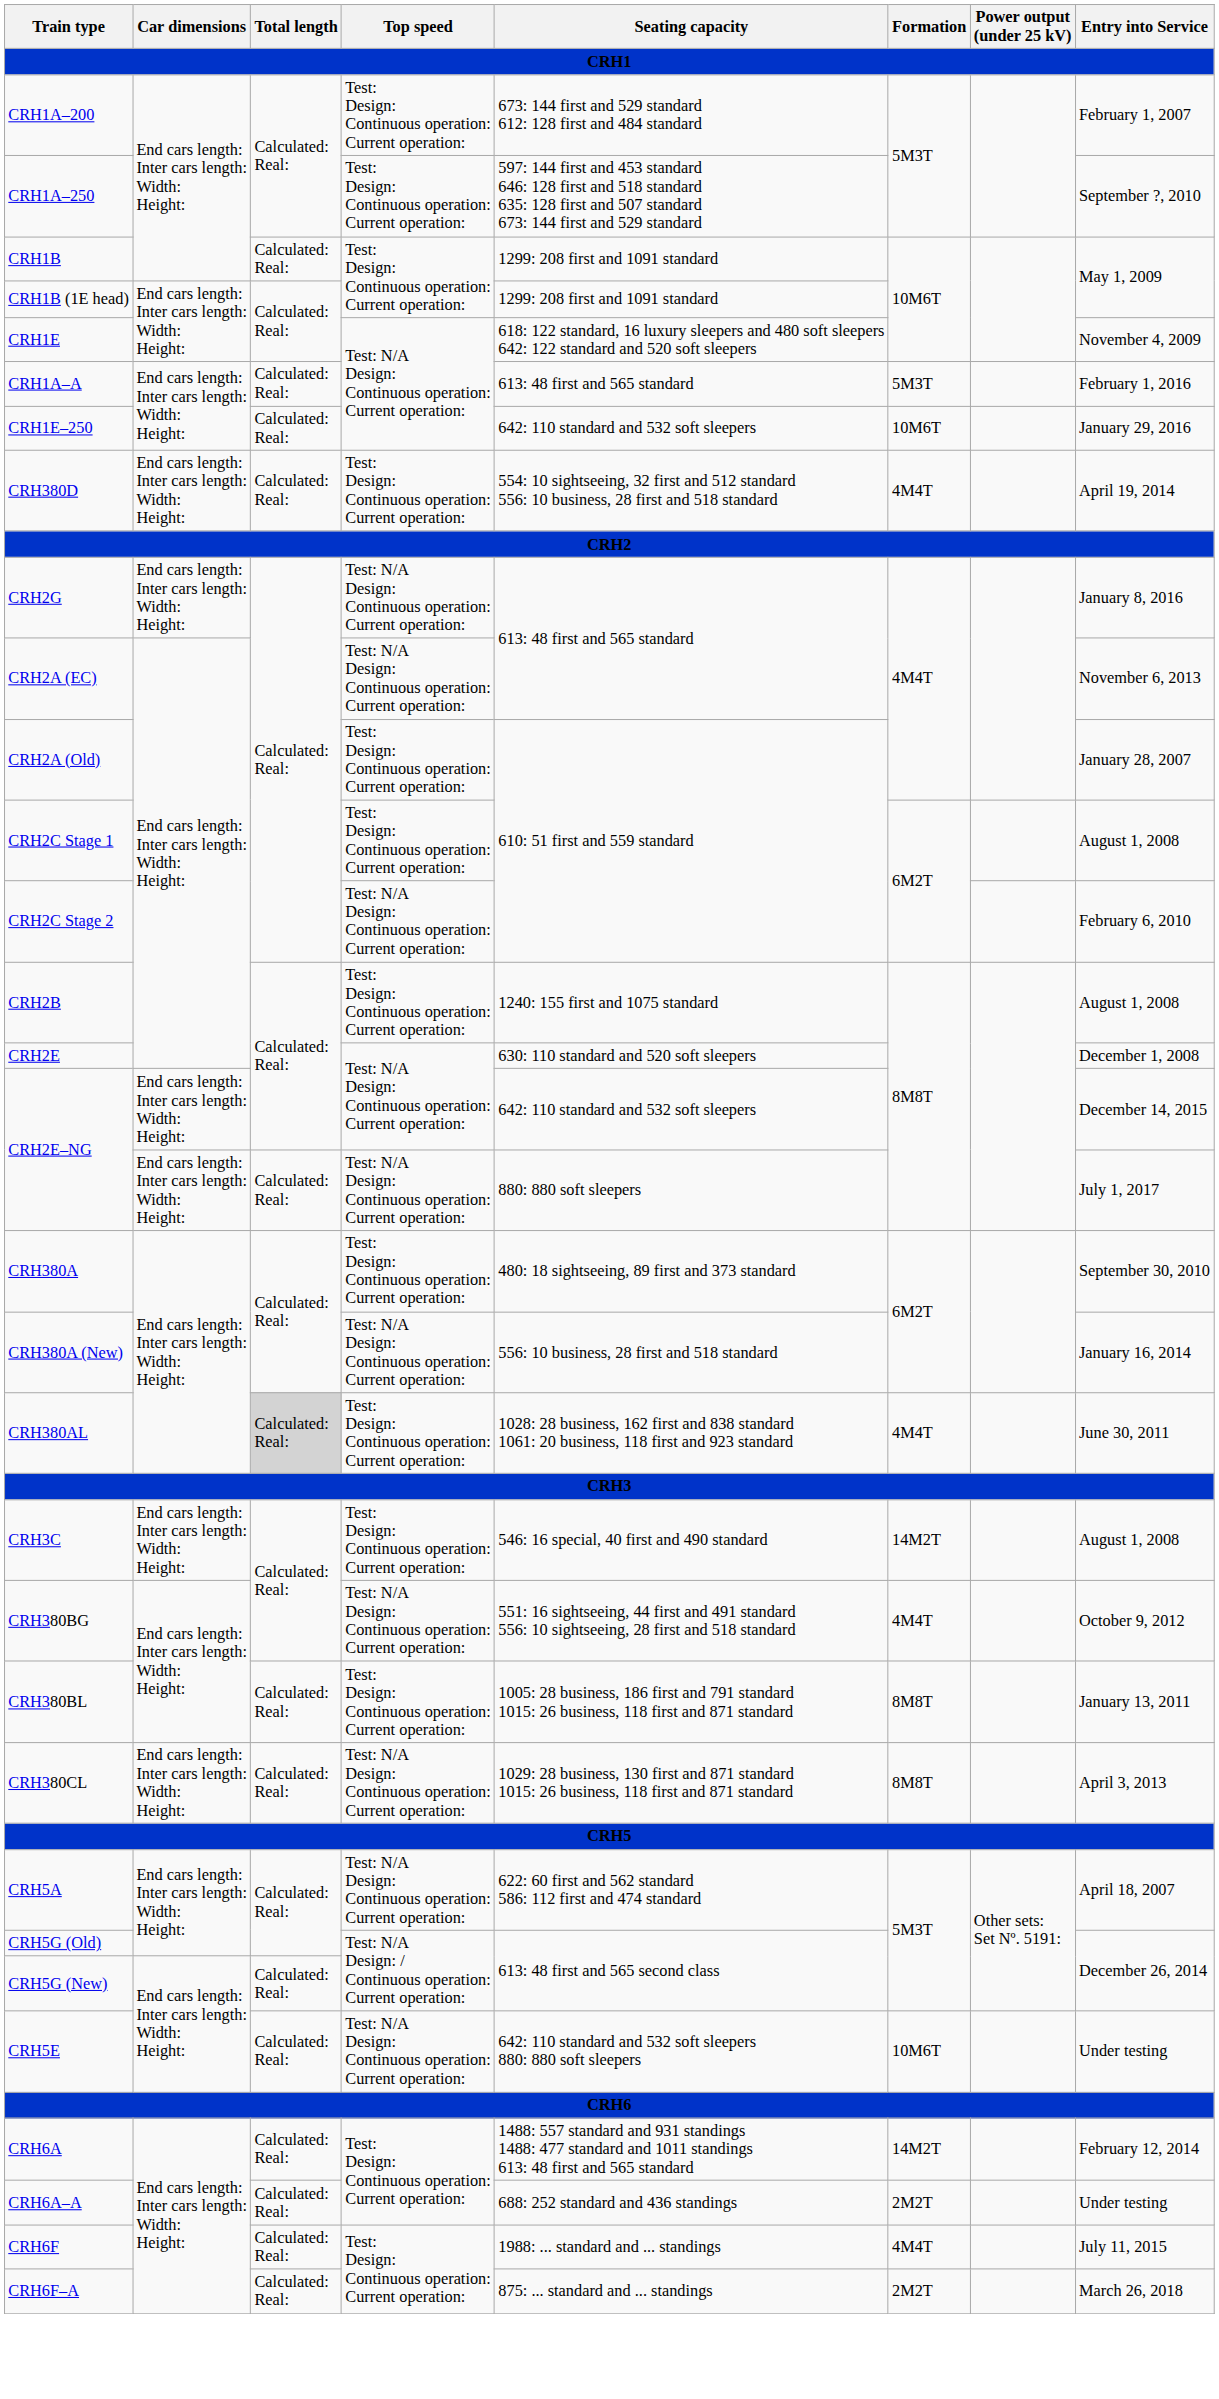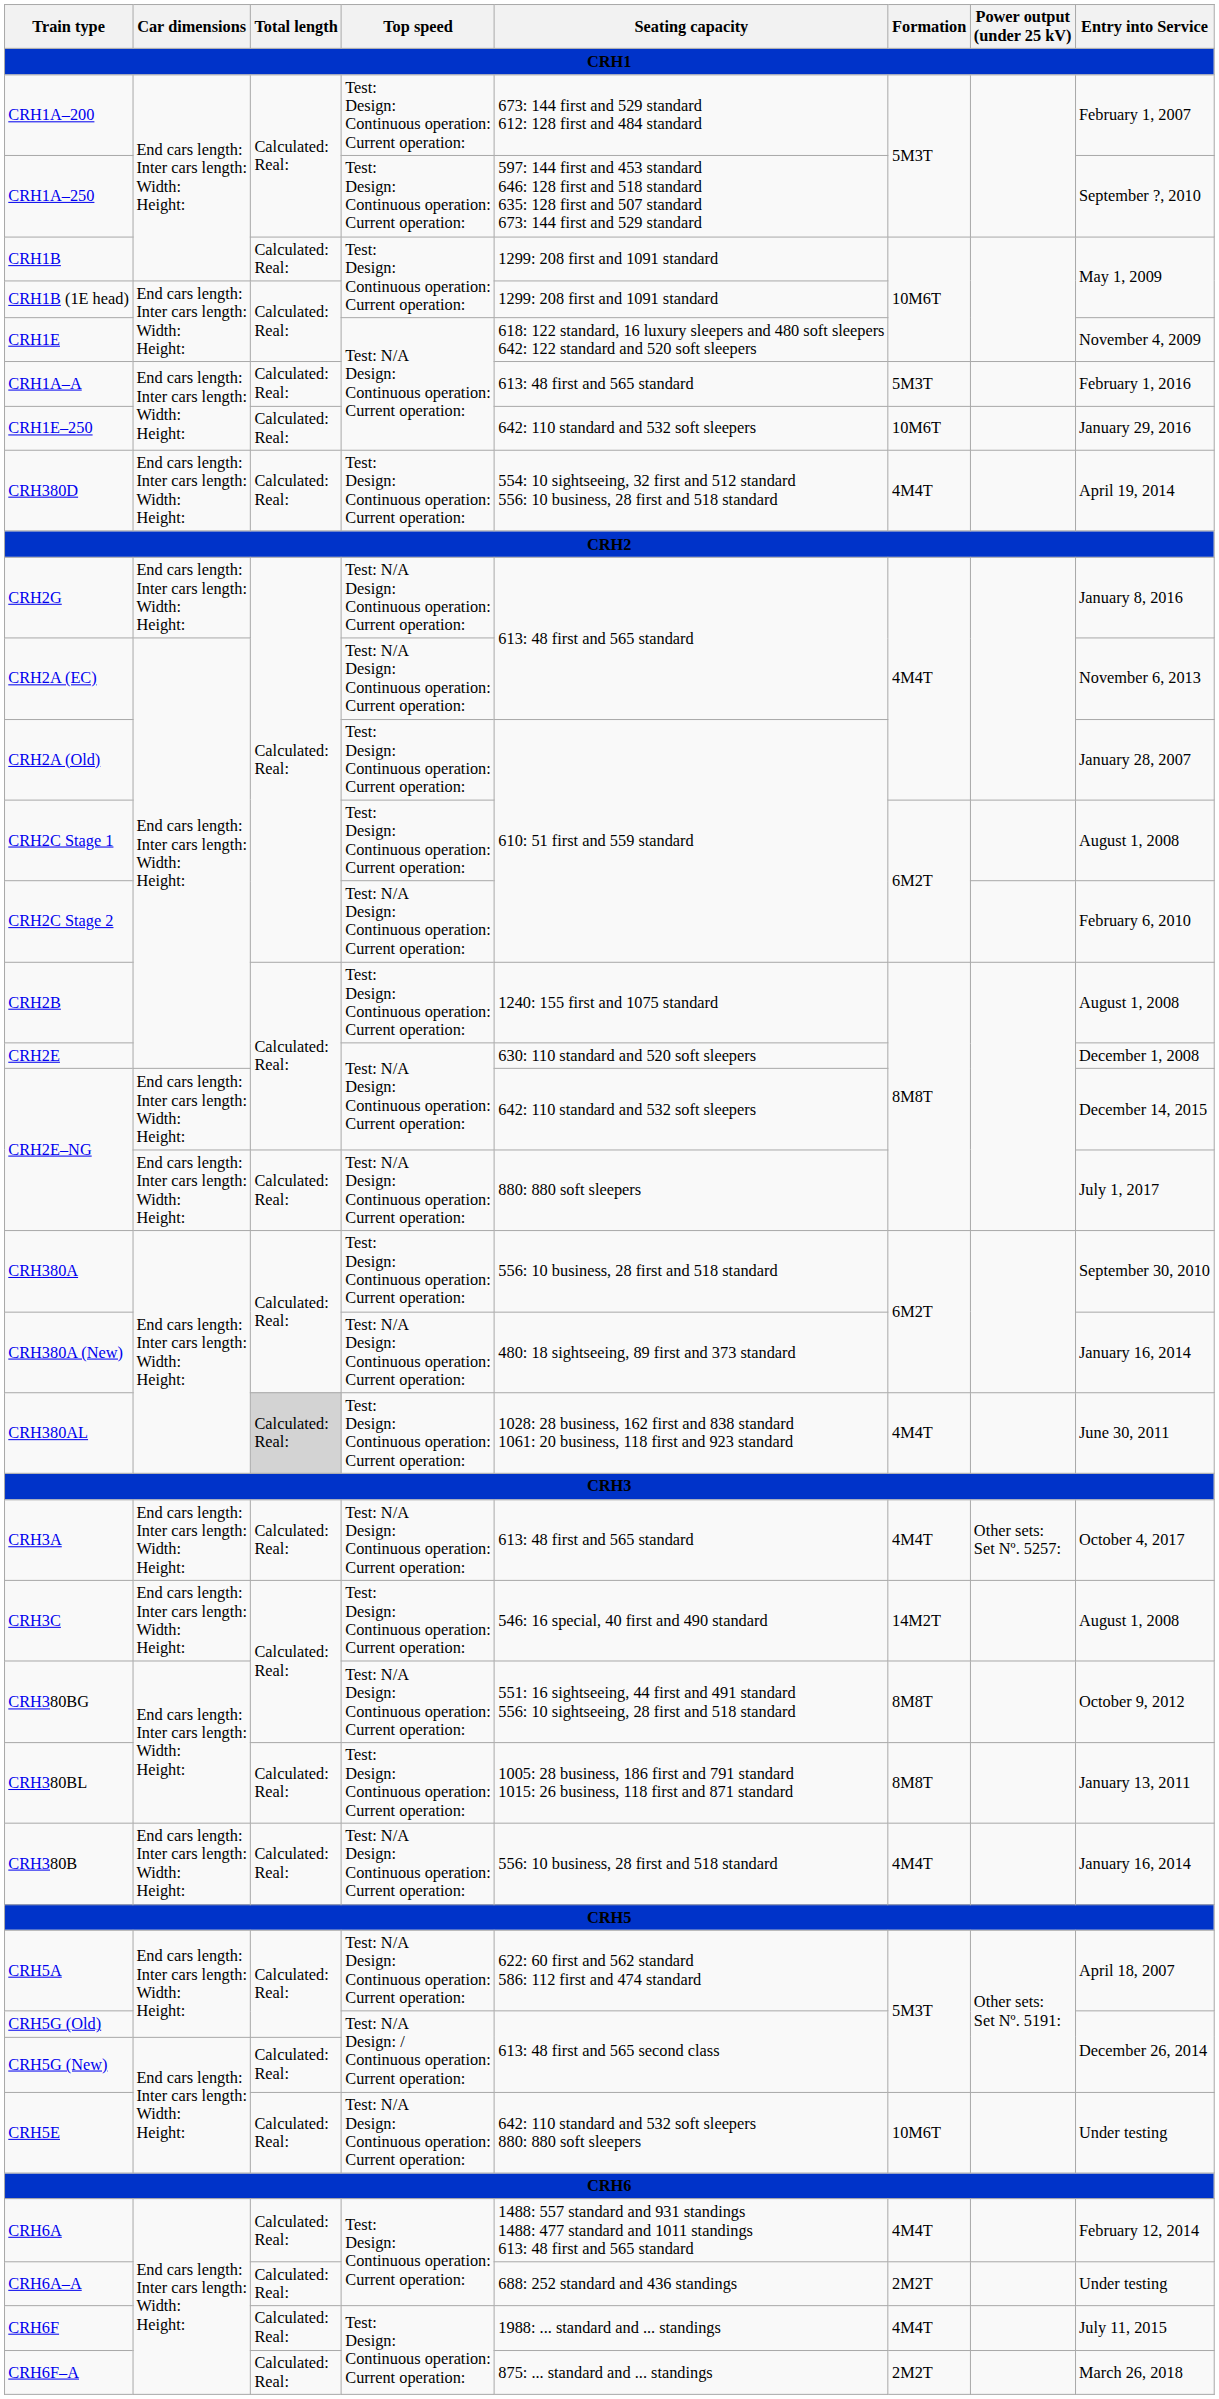(647, 1271) 480: 18 sightseeing, 89 first and 373 standard -> (638, 1271) 556: 10 business, 28 first and 518 standard
(638, 1352) 556: 10 business, 28 first and 518 standard -> (647, 1352) 480: 18 sightseeing, 89 first and 373 standard
+ row: (35, 1539)
(912, 1620) 4M4T -> (912, 1701) 8M8T
+ row: (43, 1863)
- row: (48, 1782)
(916, 2149) 14M2T -> (912, 2230) 4M4T
